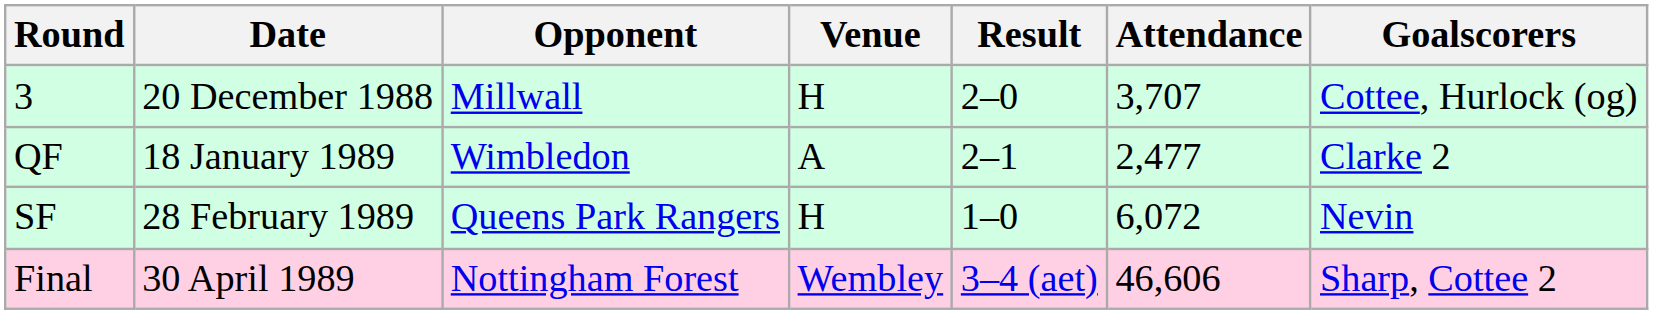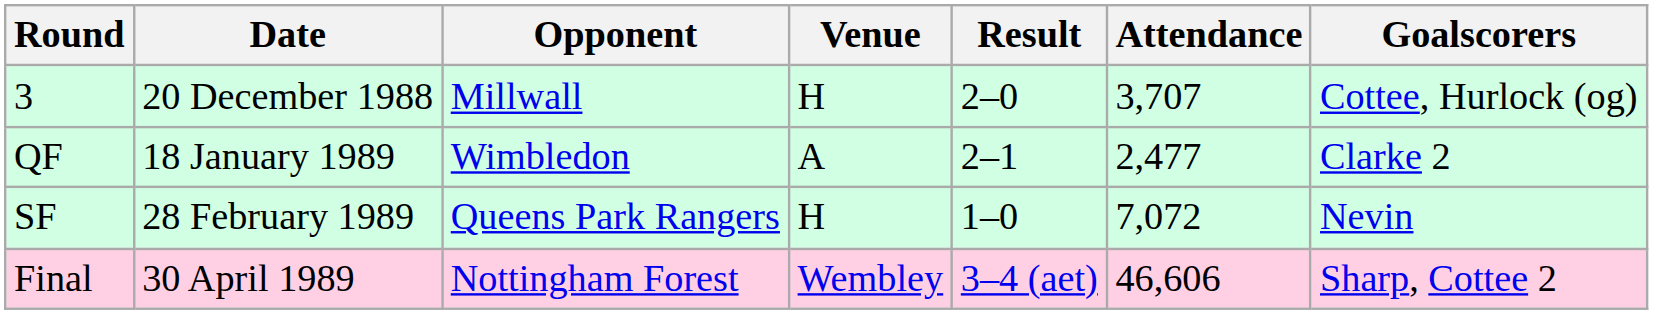(1158, 216) 6,072 -> (1158, 216) 7,072
